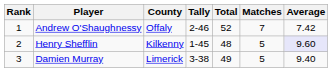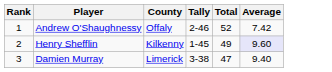- column: (262, 12)
(226, 43) 48 -> (226, 43) 49
(226, 59) 49 -> (226, 59) 47
